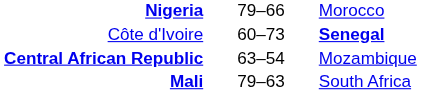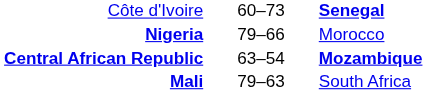rows swapped: (174, 11) <-> (155, 34)
(368, 58) normal -> (371, 58) bold
